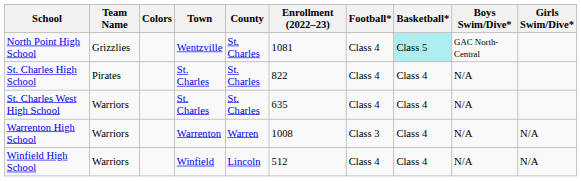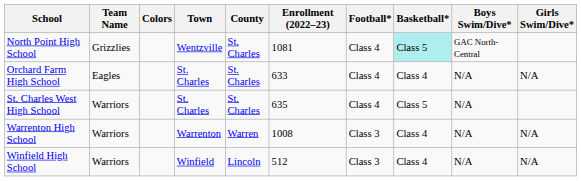+ row: (37, 76)
- row: (42, 76)
(412, 104) Class 4 -> (412, 104) Class 5
(364, 161) Class 4 -> (364, 161) Class 3
